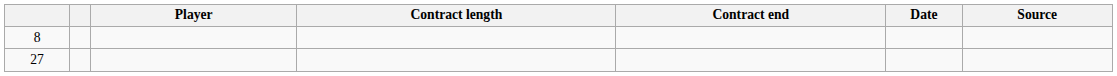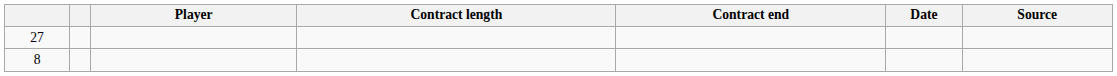rows swapped: (37, 60) <-> (37, 37)
